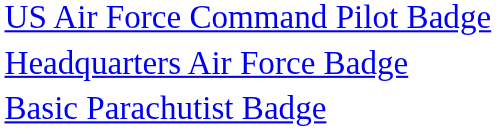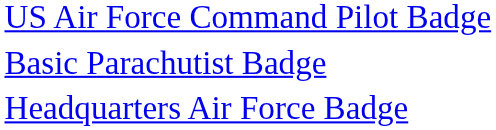rows swapped: (165, 108) <-> (206, 62)
